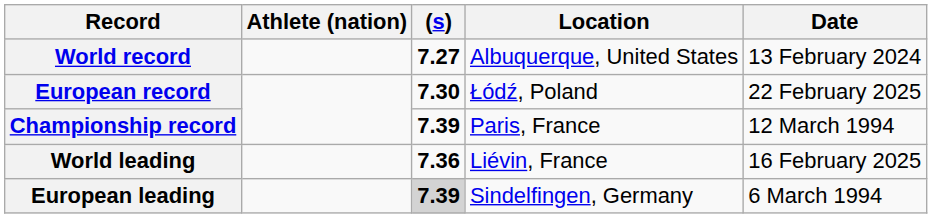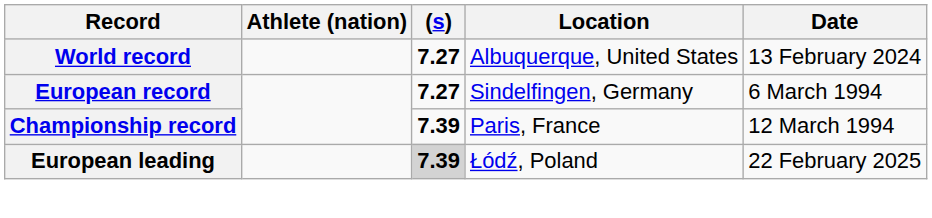(439, 91) 7.30 -> (439, 91) 7.27
(534, 91) Łódź, Poland -> (581, 91) Sindelfingen, Germany
(835, 91) 22 February 2025 -> (815, 91) 6 March 1994
- row: (123, 160)
(581, 195) Sindelfingen, Germany -> (534, 160) Łódź, Poland
(815, 195) 6 March 1994 -> (835, 160) 22 February 2025
